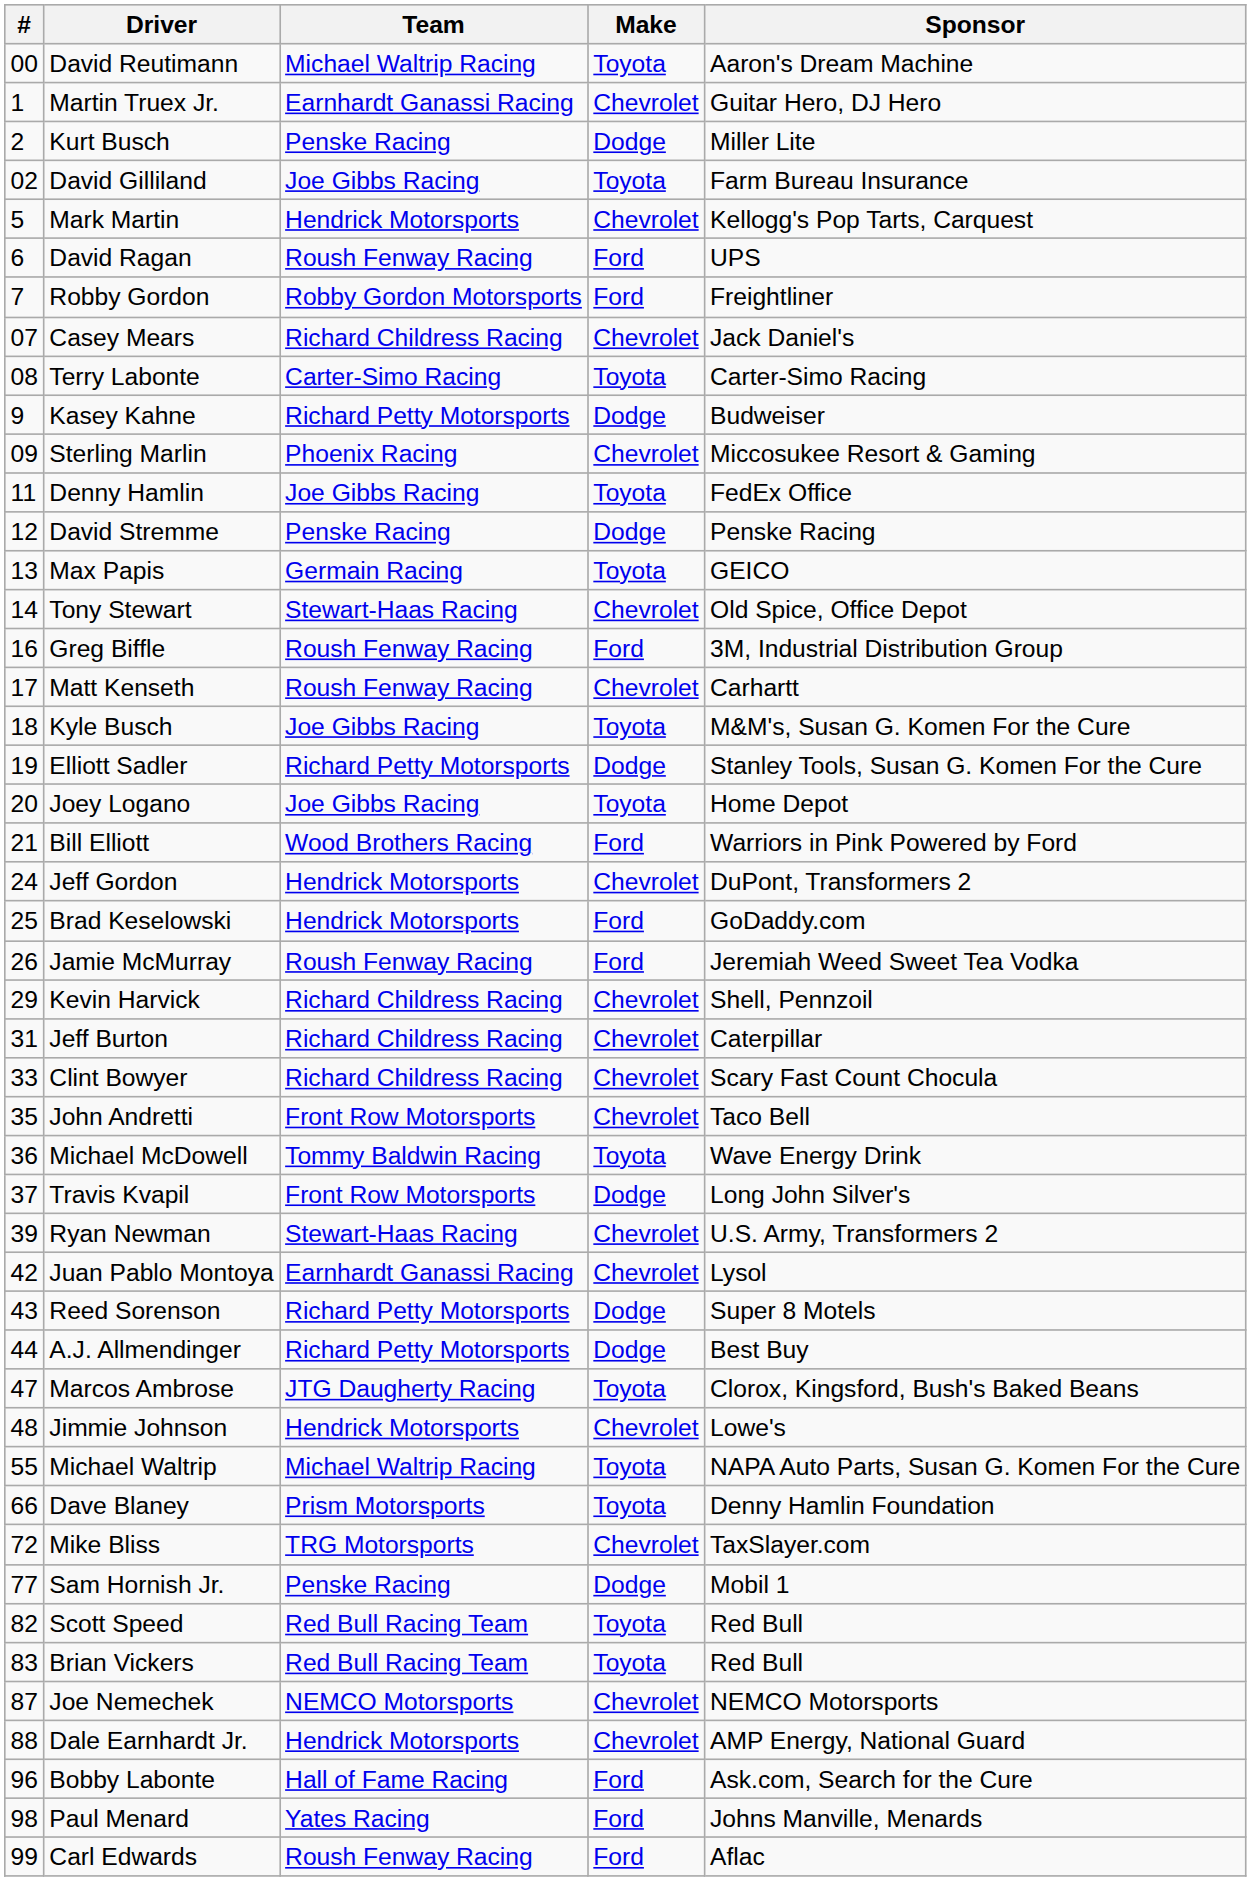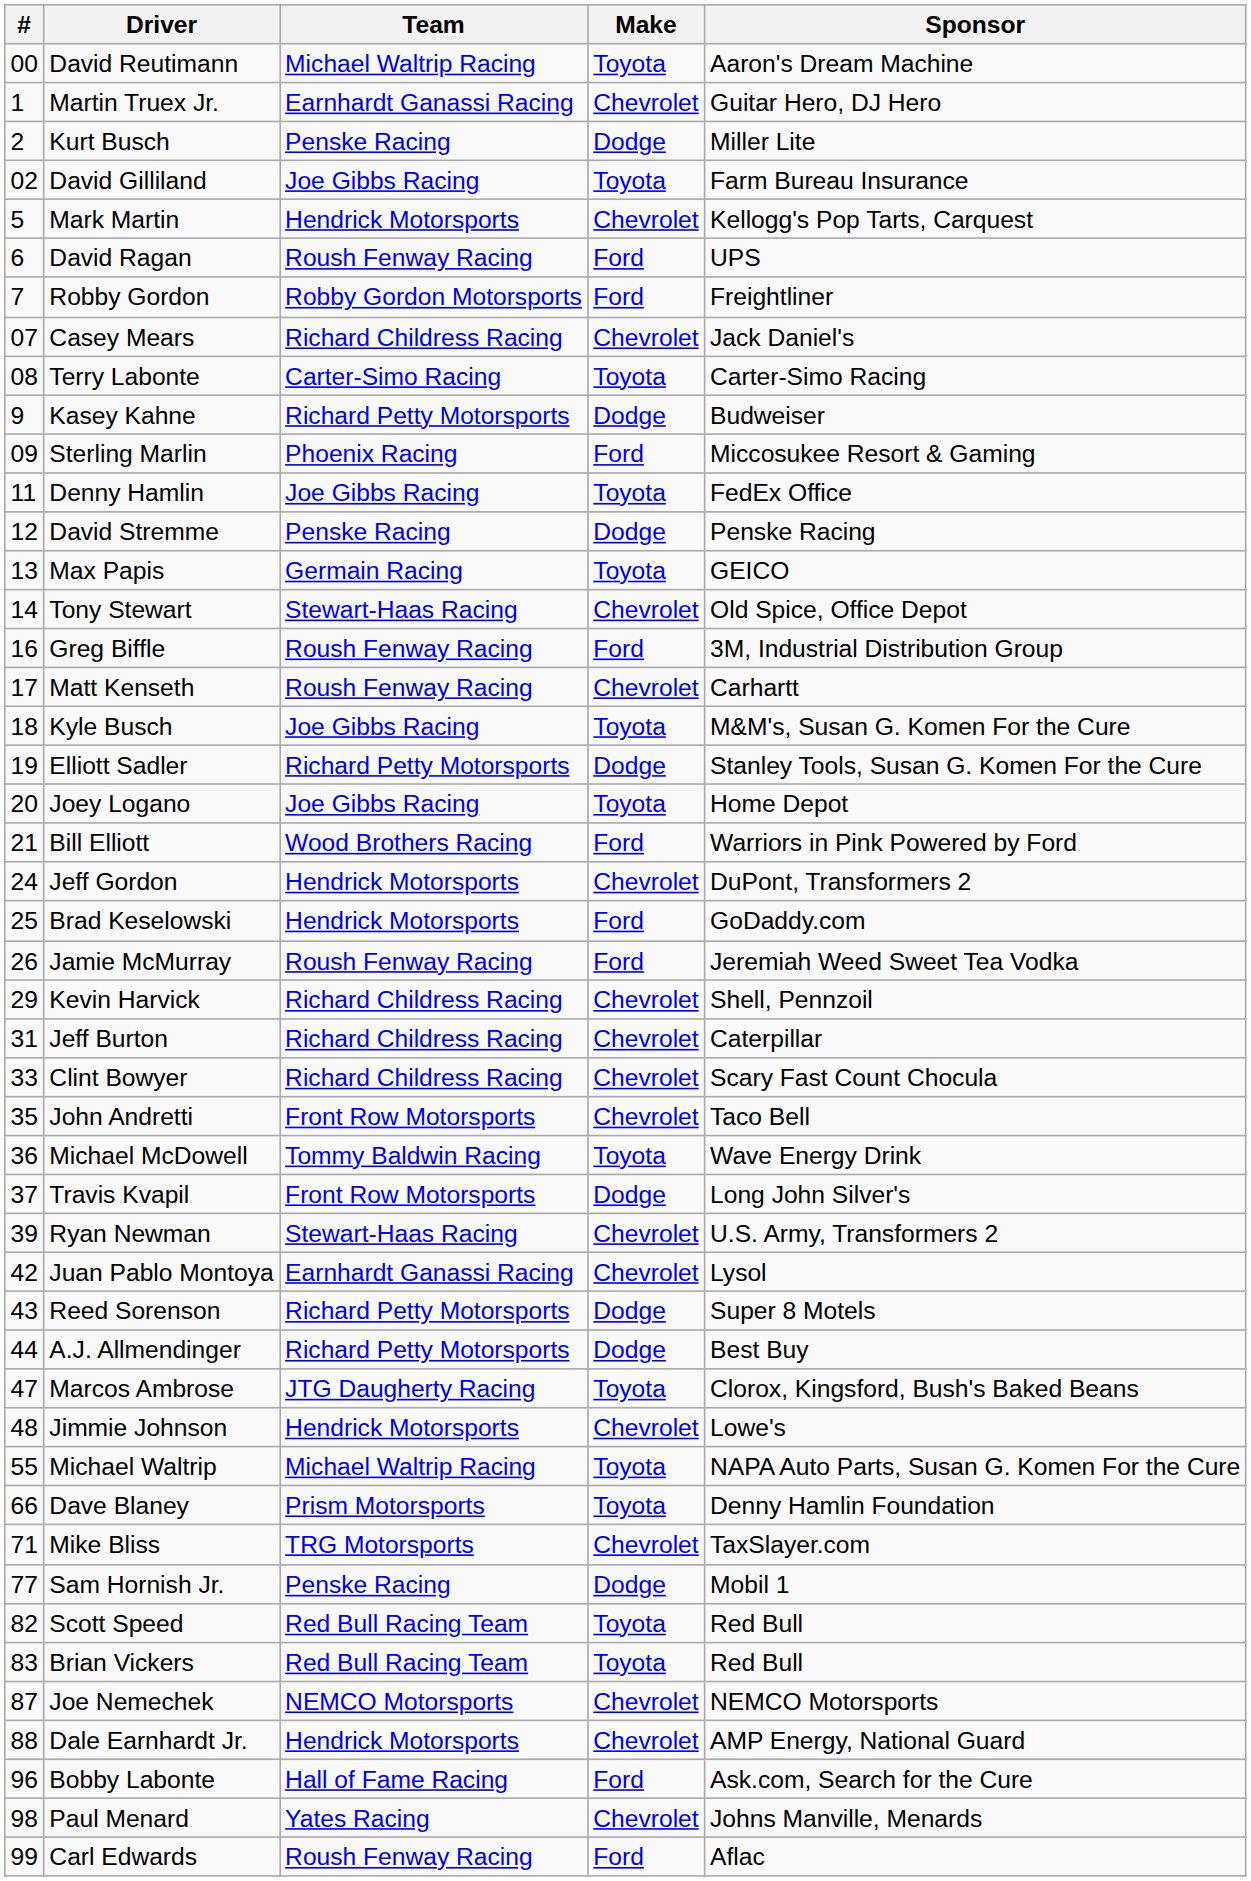(646, 453) Chevrolet -> (619, 453) Ford
(24, 1545) 72 -> (24, 1545) 71
(619, 1818) Ford -> (646, 1818) Chevrolet
